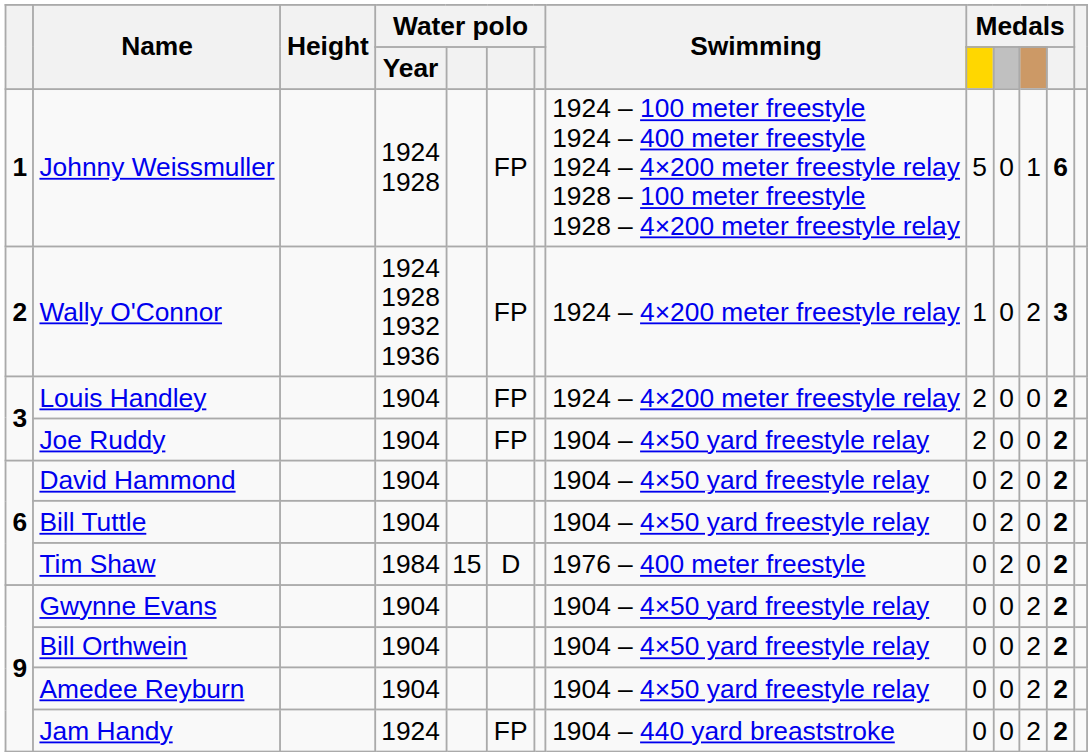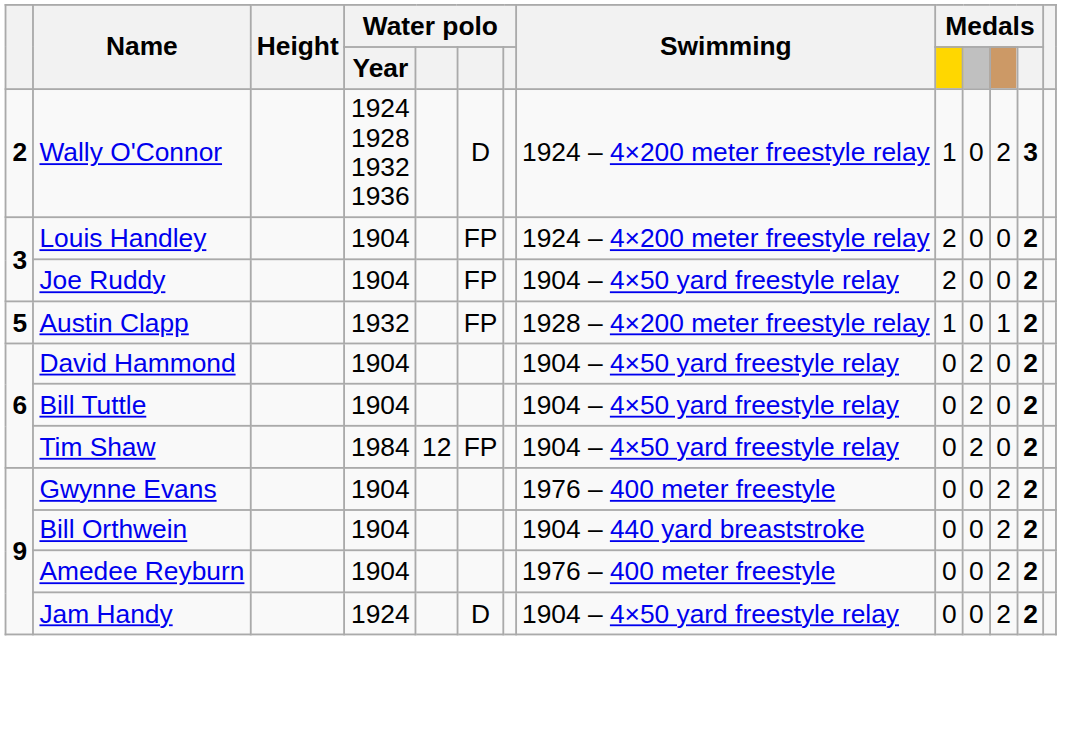- row: (157, 168)
(511, 312) FP -> (480, 153) D
+ row: (114, 322)
(467, 564) 15 -> (437, 447) 12
(511, 564) D -> (480, 447) FP
(709, 564) 1976 – 400 meter freestyle -> (711, 447) 1904 – 4×50 yard freestyle relay
(741, 606) 1904 – 4×50 yard freestyle relay -> (679, 489) 1976 – 400 meter freestyle
(741, 647) 1904 – 4×50 yard freestyle relay -> (693, 530) 1904 – 440 yard breaststroke
(741, 689) 1904 – 4×50 yard freestyle relay -> (679, 572) 1976 – 400 meter freestyle
(511, 731) FP -> (480, 614) D
(724, 731) 1904 – 440 yard breaststroke -> (711, 614) 1904 – 4×50 yard freestyle relay
